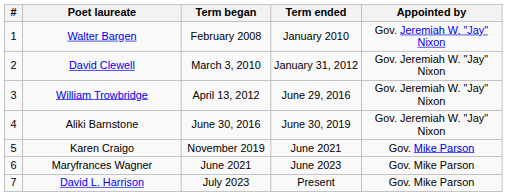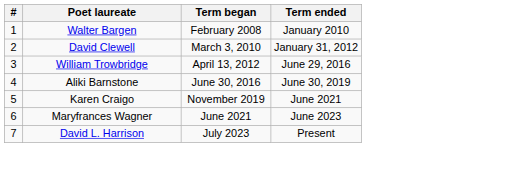- column: (432, 13)
